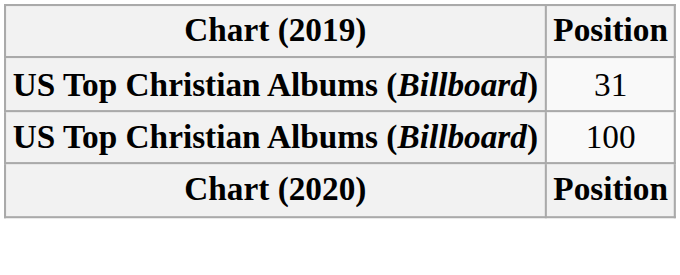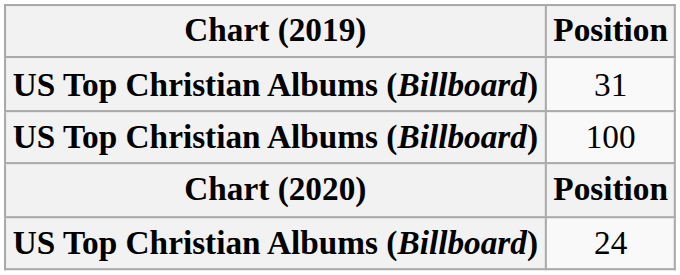+ row: (611, 242)
